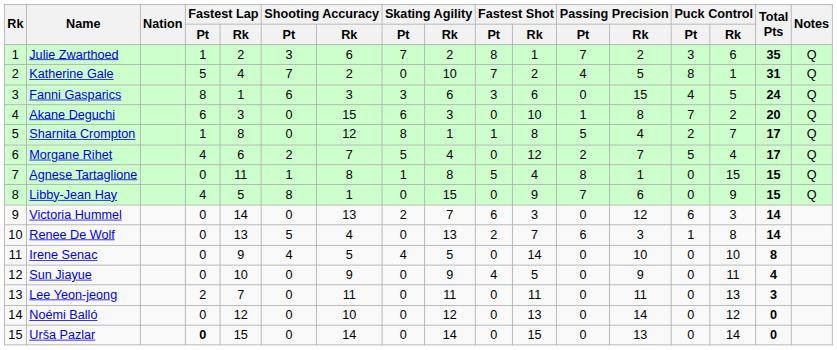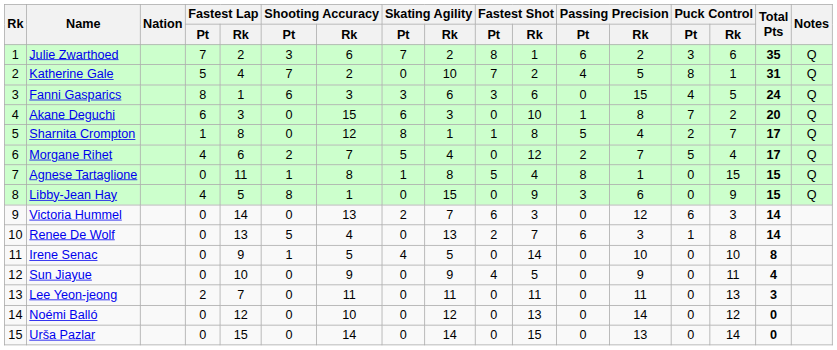(203, 54) 1 -> (203, 54) 7
(583, 54) 7 -> (583, 54) 6
(583, 194) 7 -> (583, 194) 3
(289, 255) 4 -> (289, 255) 1
(203, 335) bold -> (203, 335) normal
